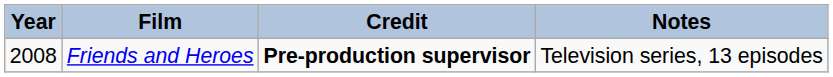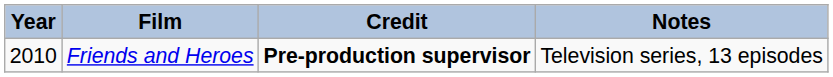(33, 55) 2008 -> (33, 55) 2010
